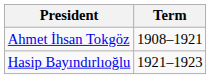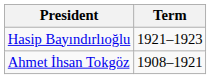rows swapped: (69, 39) <-> (69, 62)
